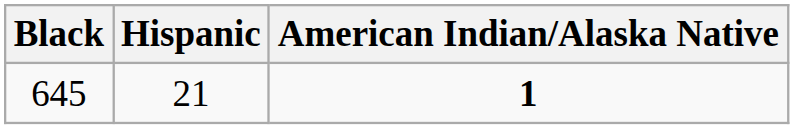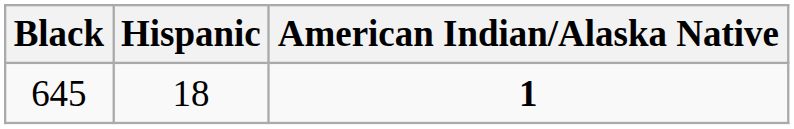(191, 92) 21 -> (191, 92) 18
